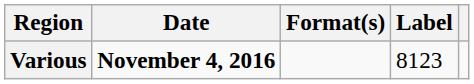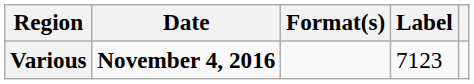(419, 59) 8123 -> (419, 59) 7123
